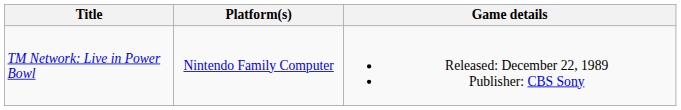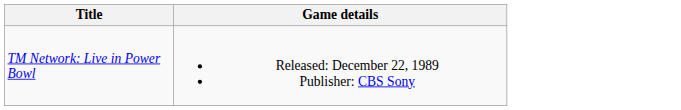- column: (259, 15)
